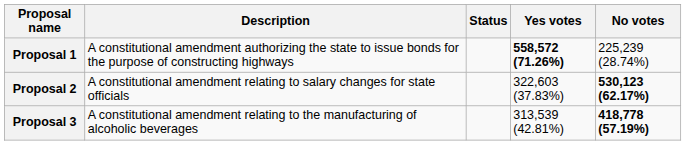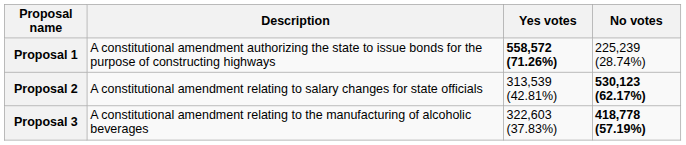- column: (488, 21)
(539, 89) 322,603 (37.83%) -> (532, 89) 313,539 (42.81%)
(539, 122) 313,539 (42.81%) -> (532, 122) 322,603 (37.83%)
